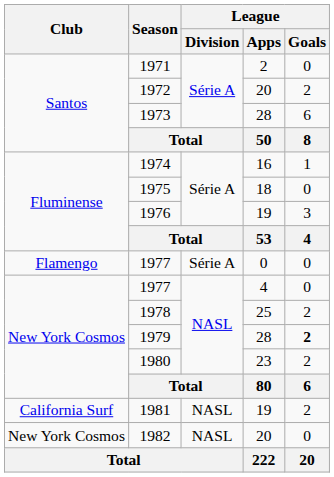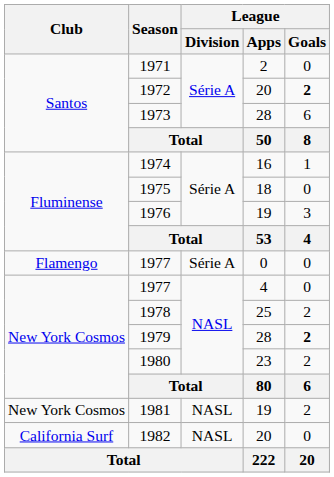(307, 90) normal -> (307, 90) bold
(66, 410) California Surf -> (66, 410) New York Cosmos
(66, 435) New York Cosmos -> (66, 435) California Surf
